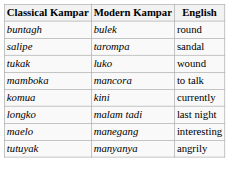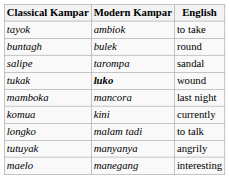+ row: (18, 30)
(103, 64) normal -> (103, 81) bold
(190, 81) to talk -> (197, 98) last night
(197, 115) last night -> (190, 132) to talk
rows swapped: (20, 132) <-> (23, 149)
